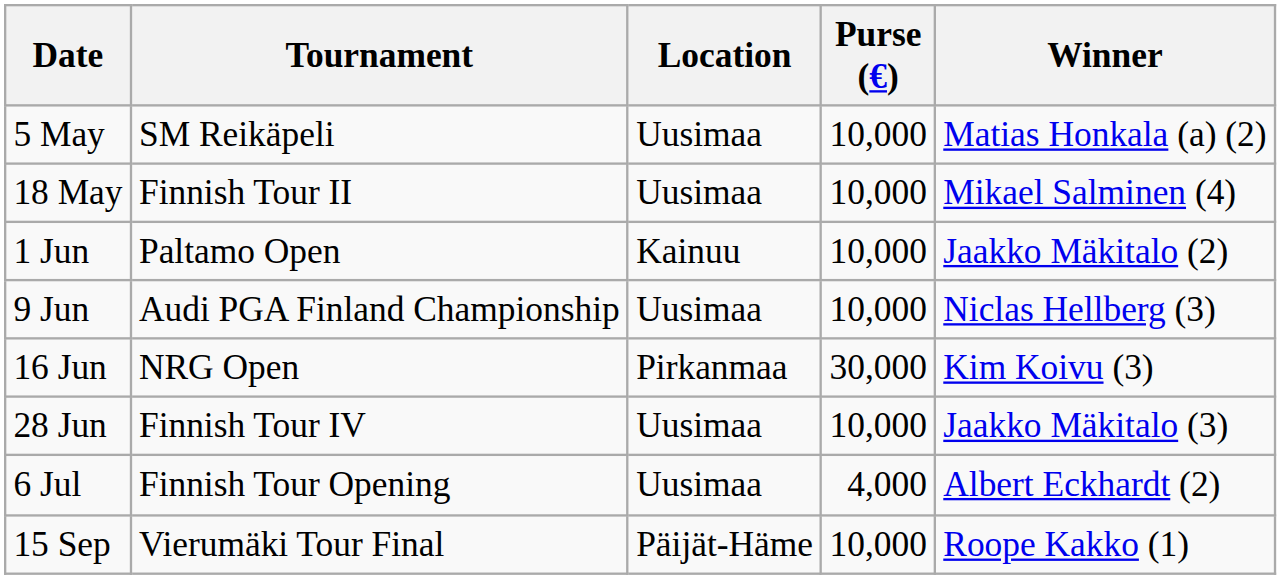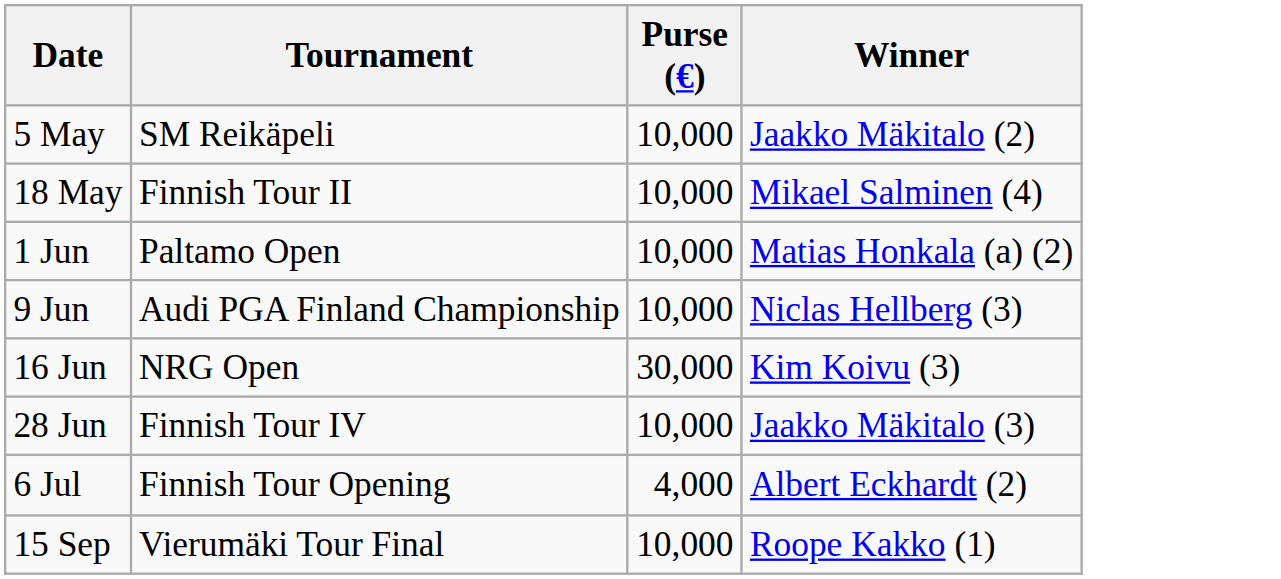- column: (725, 54)
(1105, 134) Matias Honkala (a) (2) -> (892, 134) Jaakko Mäkitalo (2)
(1086, 251) Jaakko Mäkitalo (2) -> (912, 251) Matias Honkala (a) (2)
